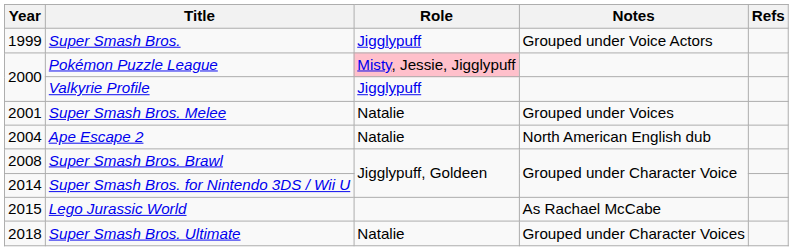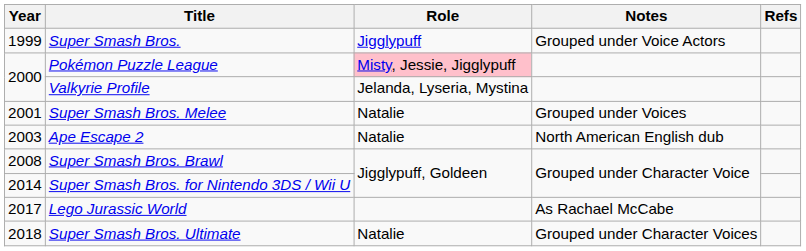(389, 88) Jigglypuff -> (443, 88) Jelanda, Lyseria, Mystina
(25, 137) 2004 -> (25, 137) 2003
(25, 209) 2015 -> (25, 209) 2017
